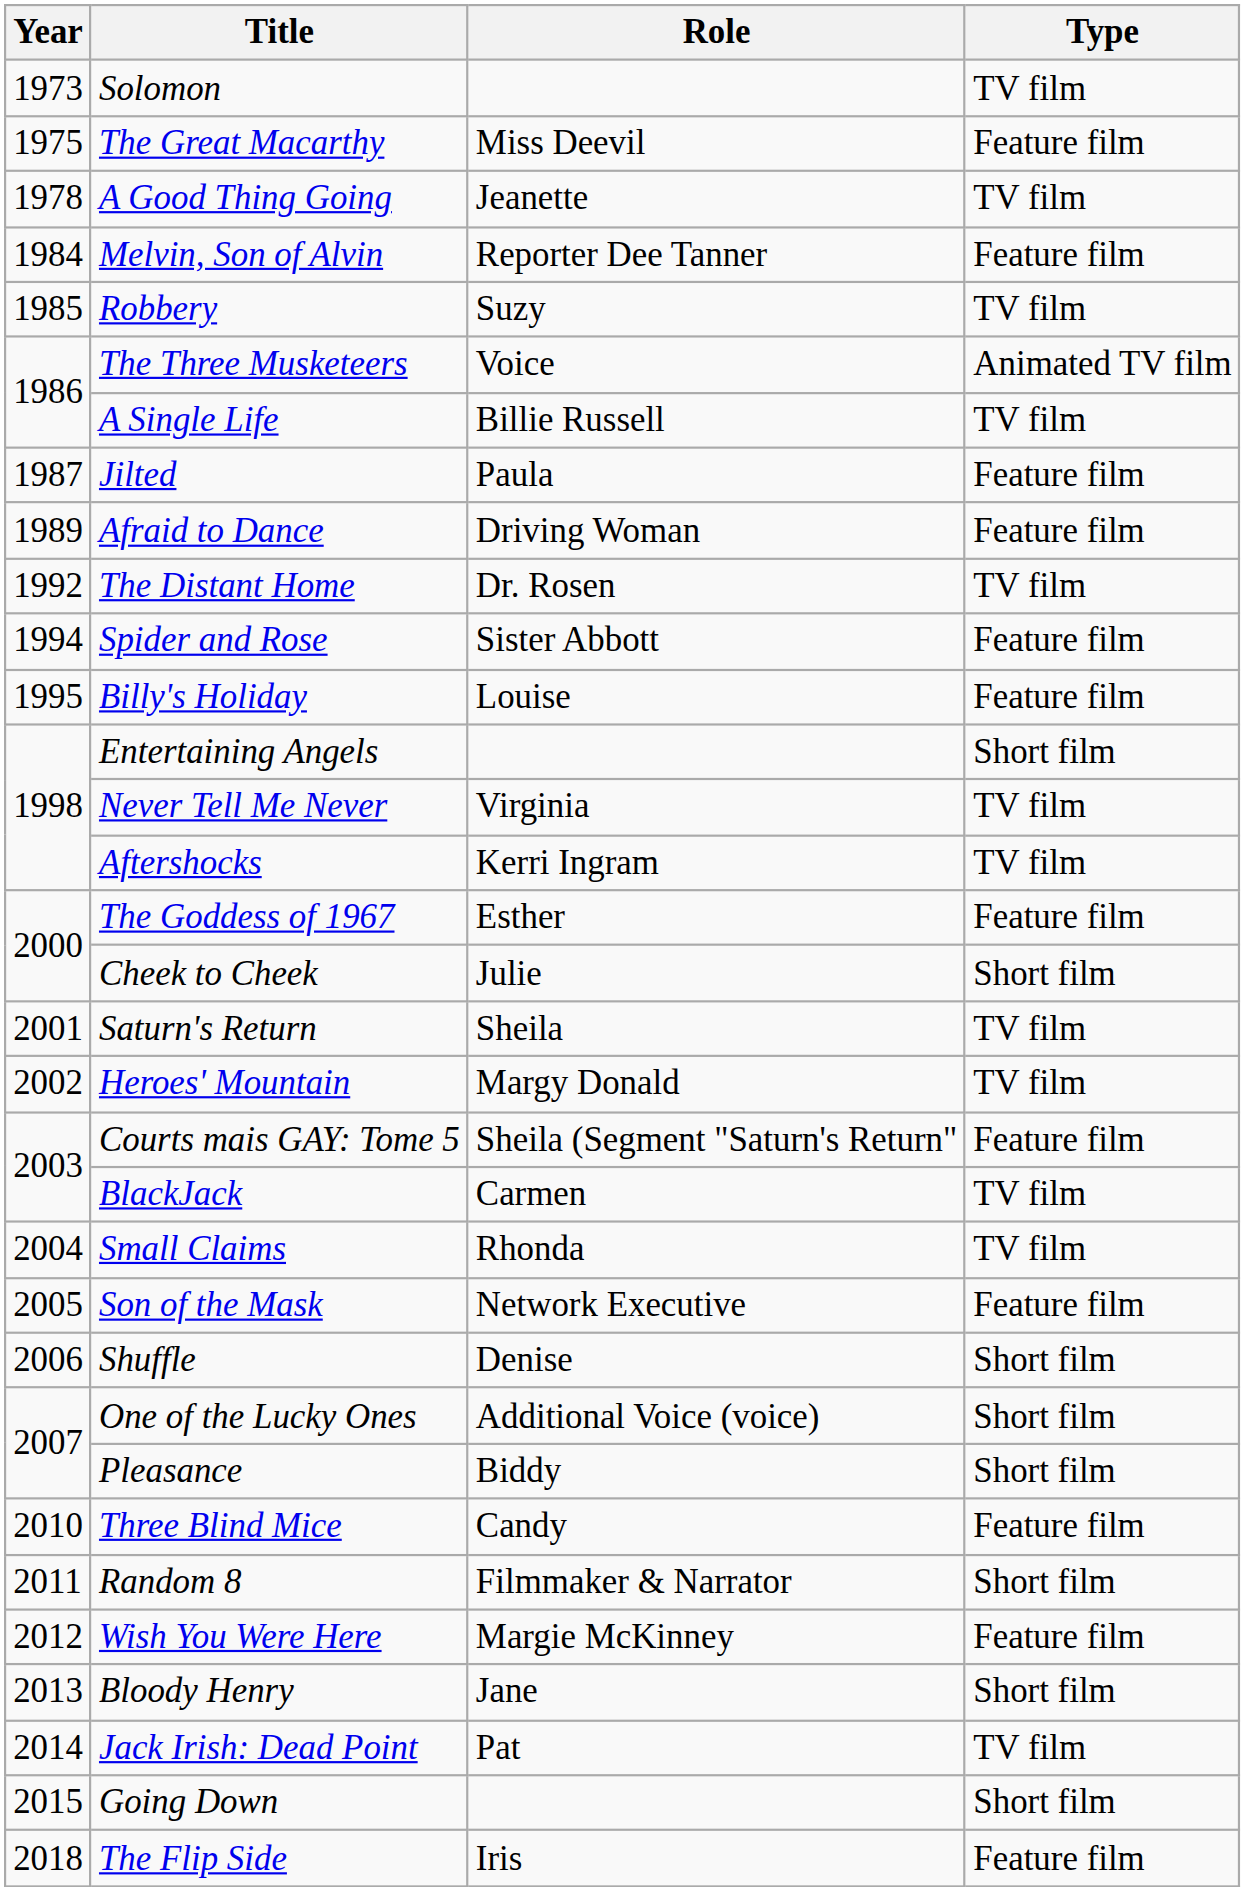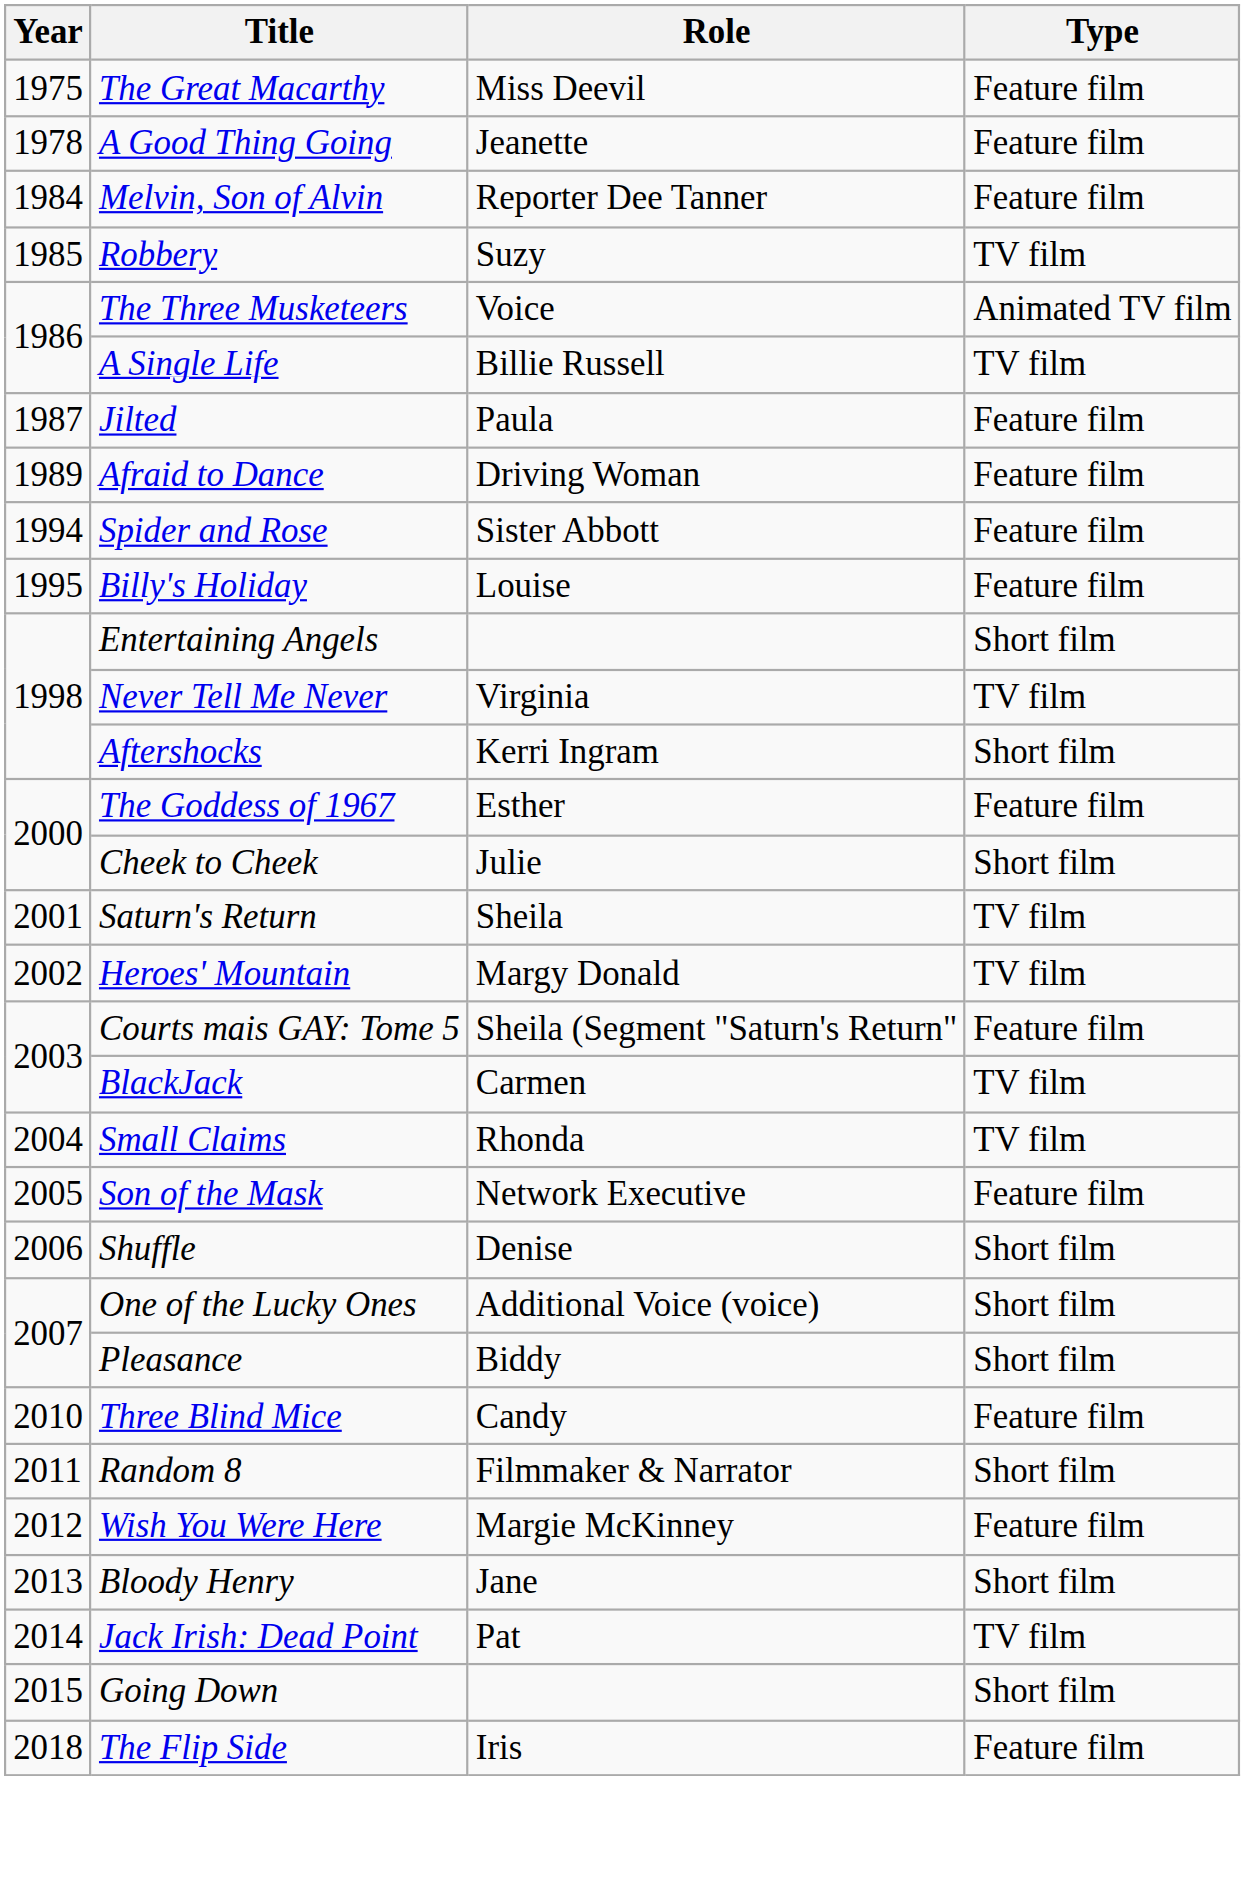- row: (160, 87)
(1030, 198) TV film -> (1059, 142) Feature film
- row: (227, 585)
(1030, 861) TV film -> (1045, 751) Short film
